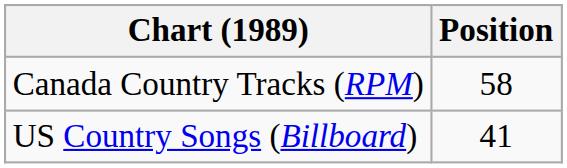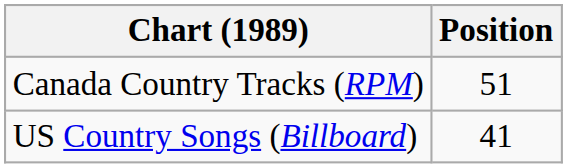(496, 83) 58 -> (496, 83) 51
